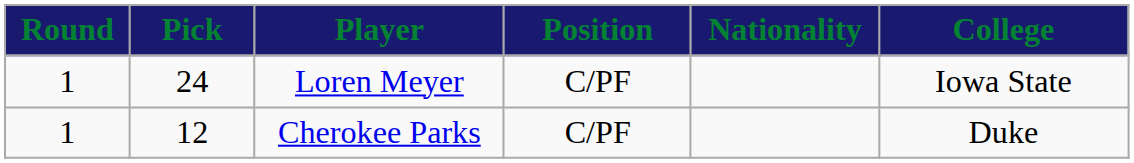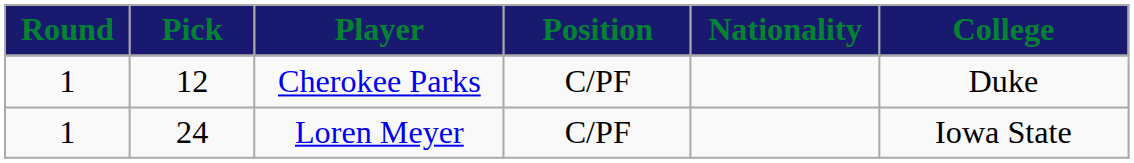rows swapped: (379, 132) <-> (379, 81)
